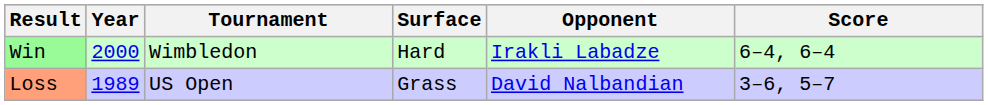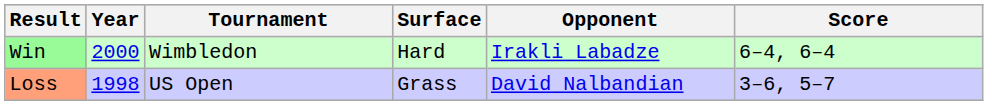(115, 84) 1989 -> (115, 84) 1998
